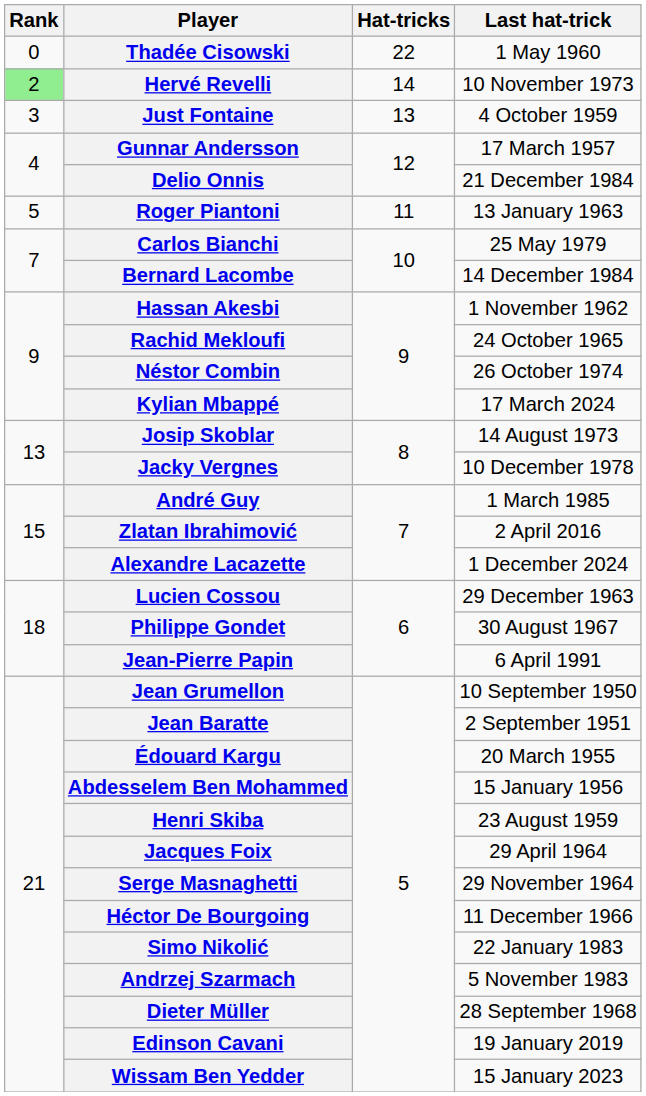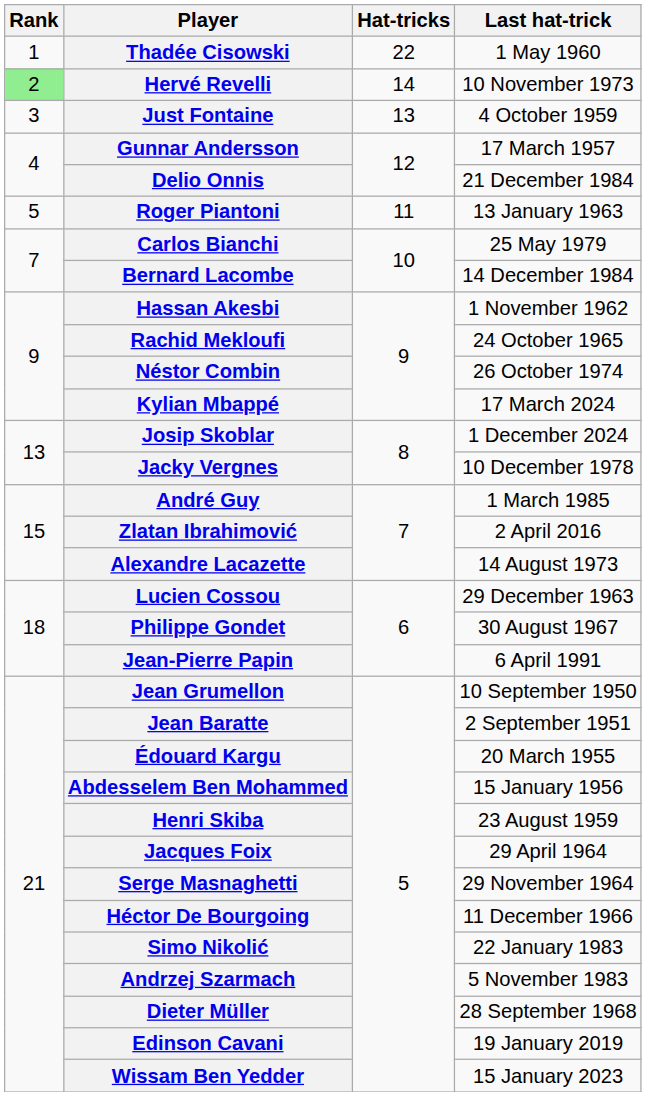(34, 52) 0 -> (34, 52) 1
(548, 436) 14 August 1973 -> (548, 436) 1 December 2024
(548, 564) 1 December 2024 -> (548, 564) 14 August 1973
